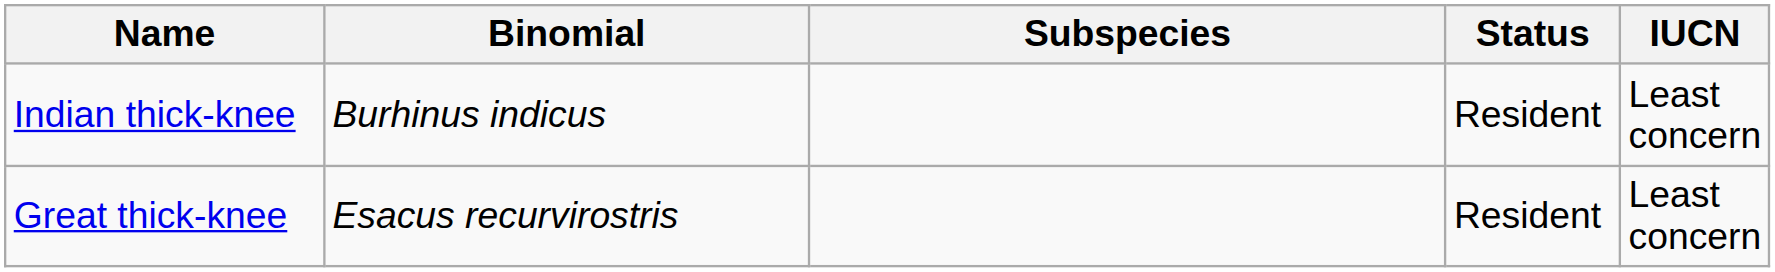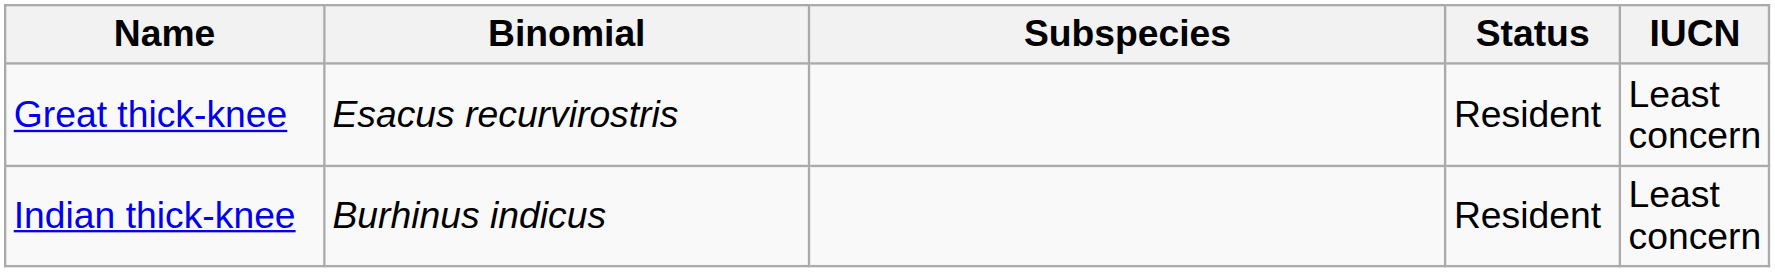rows swapped: (155, 114) <-> (151, 215)
